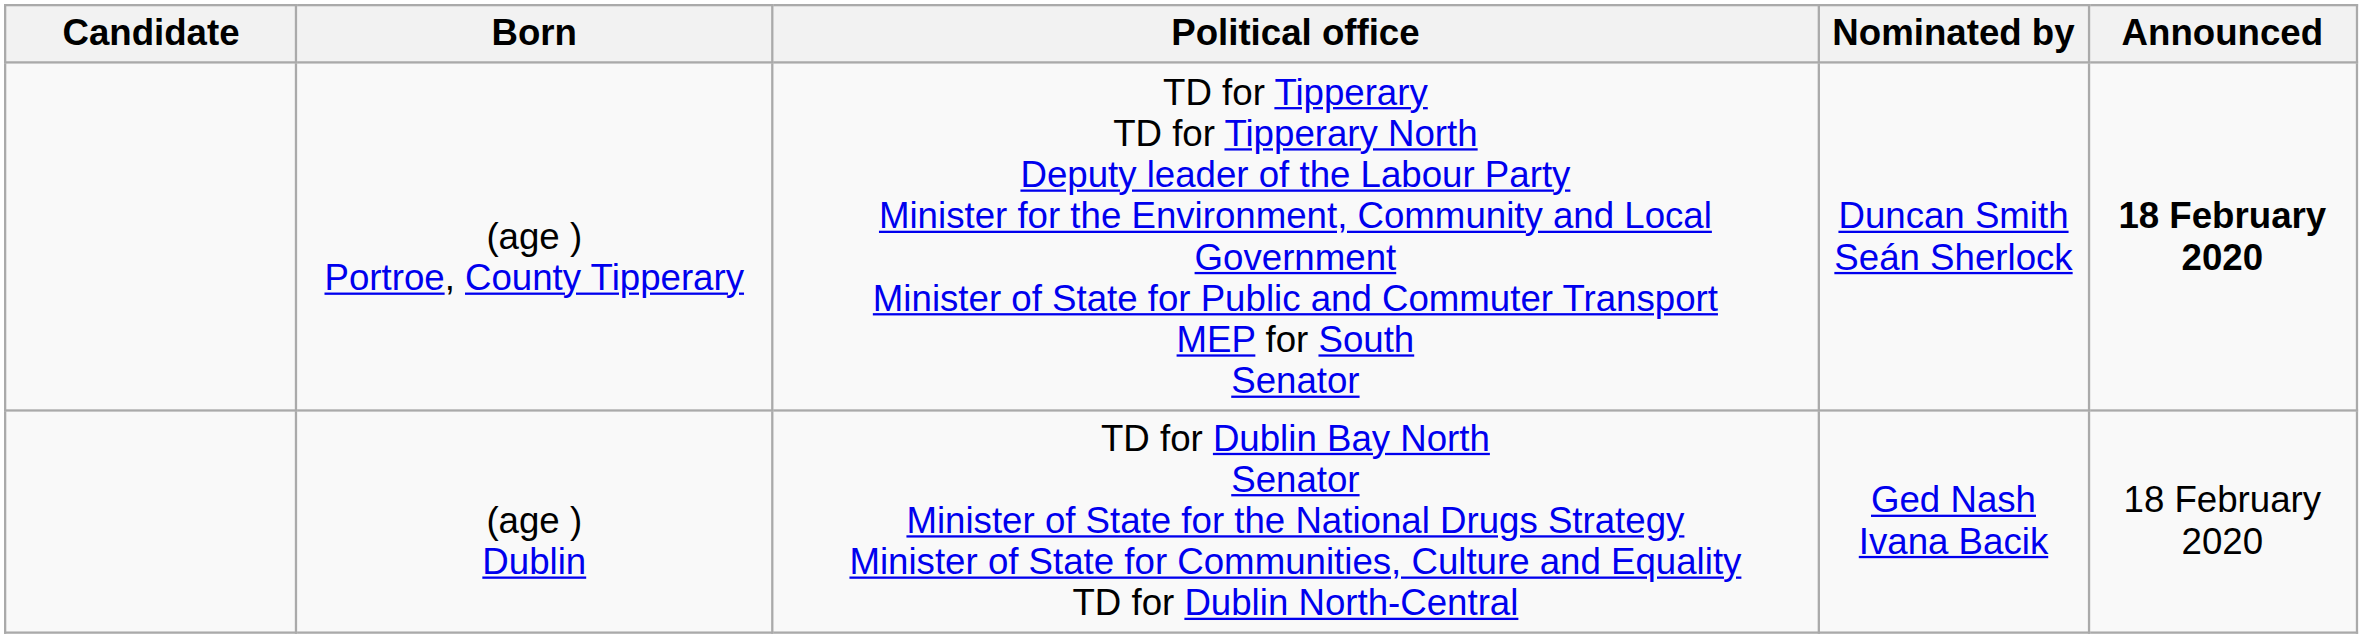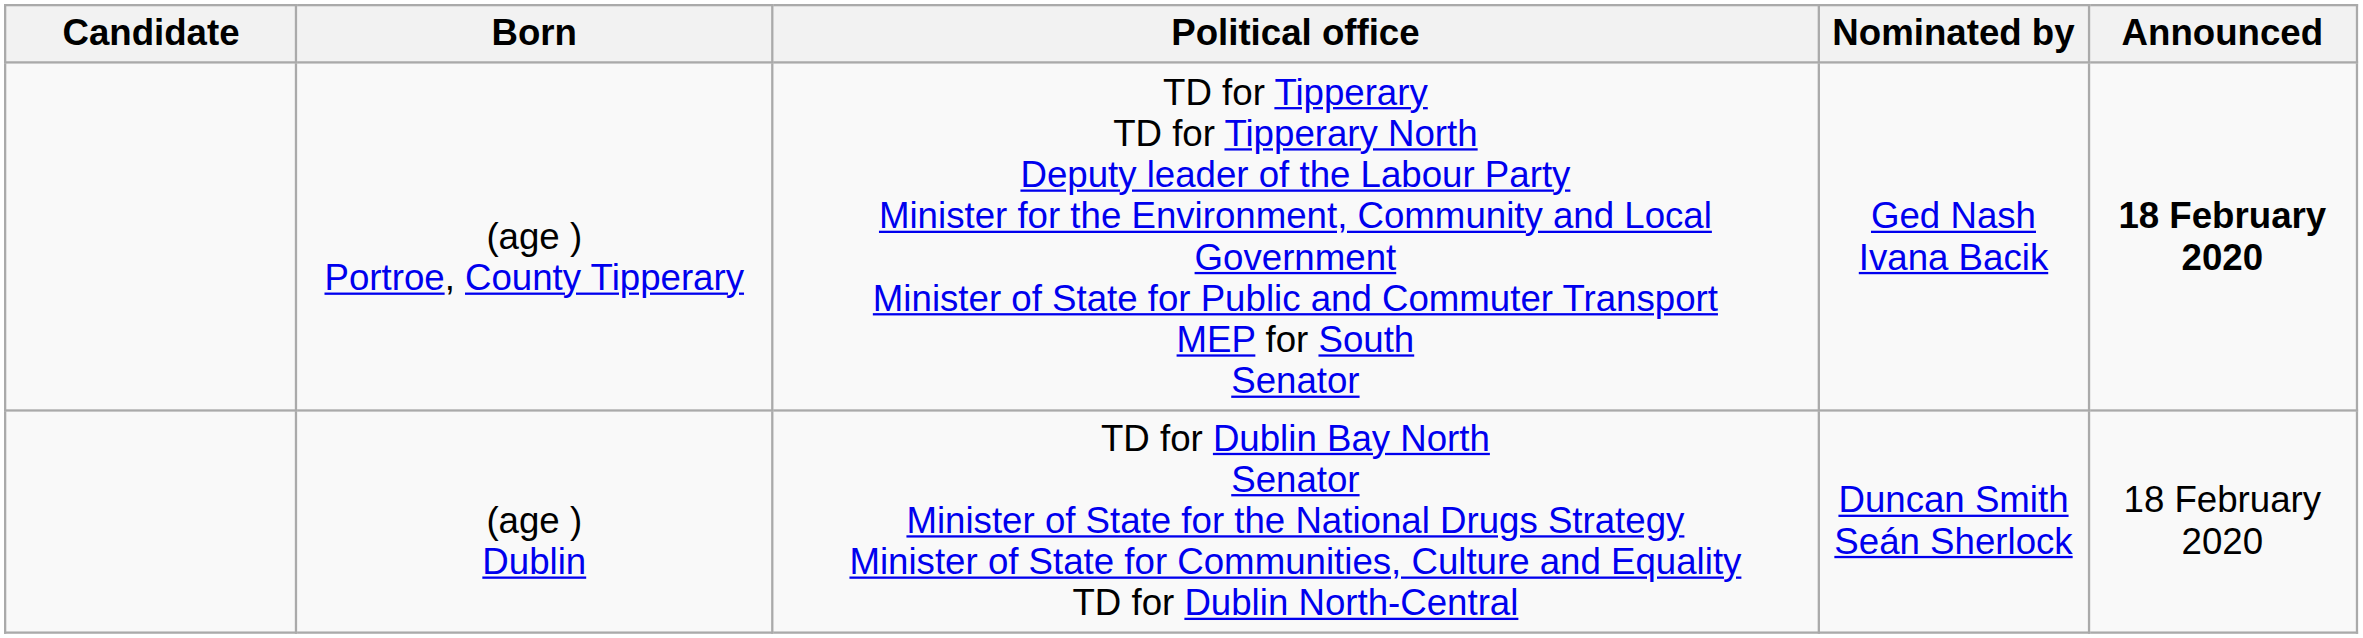(1954, 235) Duncan Smith Seán Sherlock -> (1954, 235) Ged Nash Ivana Bacik
(1954, 520) Ged Nash Ivana Bacik -> (1954, 520) Duncan Smith Seán Sherlock
